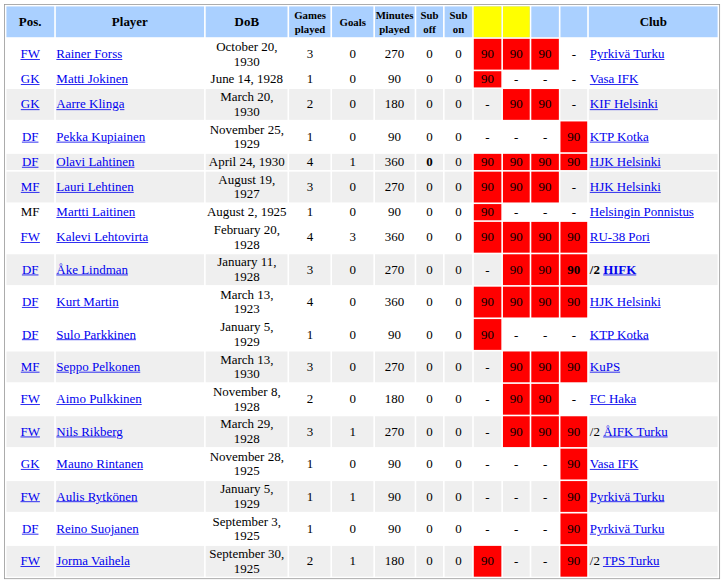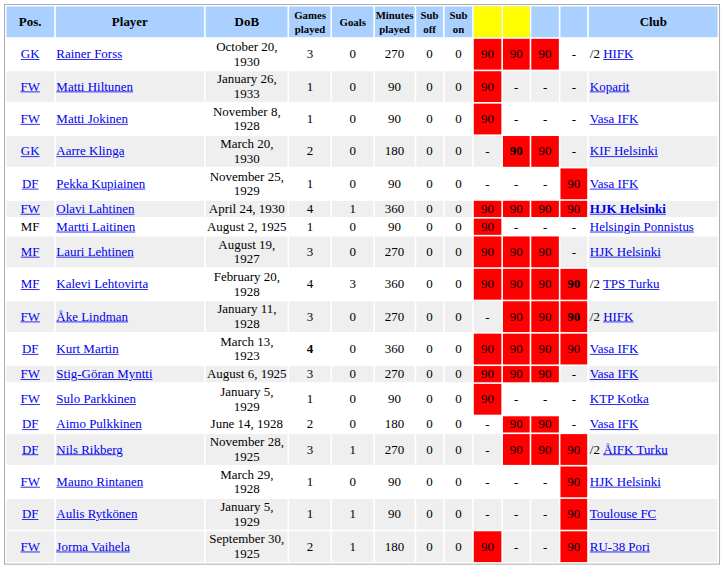(30, 54) FW -> (30, 54) GK
(627, 54) Pyrkivä Turku -> (612, 54) /2 HIFK
+ row: (95, 86)
(30, 79) GK -> (30, 119) FW
(247, 79) June 14, 1928 -> (247, 119) November 8, 1928
(516, 104) normal -> (516, 151) bold
(619, 136) KTP Kotka -> (614, 183) Vasa IFK
(30, 162) DF -> (30, 209) FW
(430, 162) bold -> (430, 209) normal
(625, 162) normal -> (628, 209) bold
rows swapped: (96, 212) <-> (95, 187)
(30, 237) FW -> (30, 284) MF
(574, 237) normal -> (574, 284) bold
(620, 237) RU-38 Pori -> (625, 284) /2 TPS Turku
(30, 269) DF -> (30, 316) FW
(613, 269) bold -> (612, 316) normal
(310, 302) normal -> (310, 349) bold
(625, 302) HJK Helsinki -> (614, 349) Vasa IFK
+ row: (104, 374)
(30, 334) DF -> (30, 399) FW
- row: (98, 366)
(30, 399) FW -> (30, 424) DF
(247, 399) November 8, 1928 -> (247, 424) June 14, 1928
(613, 399) FC Haka -> (614, 424) Vasa IFK
(30, 431) FW -> (30, 449) DF
(247, 431) March 29, 1928 -> (247, 449) November 28, 1925
(30, 464) GK -> (30, 481) FW
(247, 464) November 28, 1925 -> (247, 481) March 29, 1928
(614, 464) Vasa IFK -> (625, 481) HJK Helsinki
(30, 496) FW -> (30, 514) DF
(627, 496) Pyrkivä Turku -> (623, 514) Toulouse FC
- row: (98, 528)
(625, 561) /2 TPS Turku -> (620, 546) RU-38 Pori
